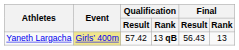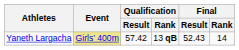(194, 39) 56.43 -> (194, 39) 52.43
(222, 39) 13 -> (222, 39) 14
